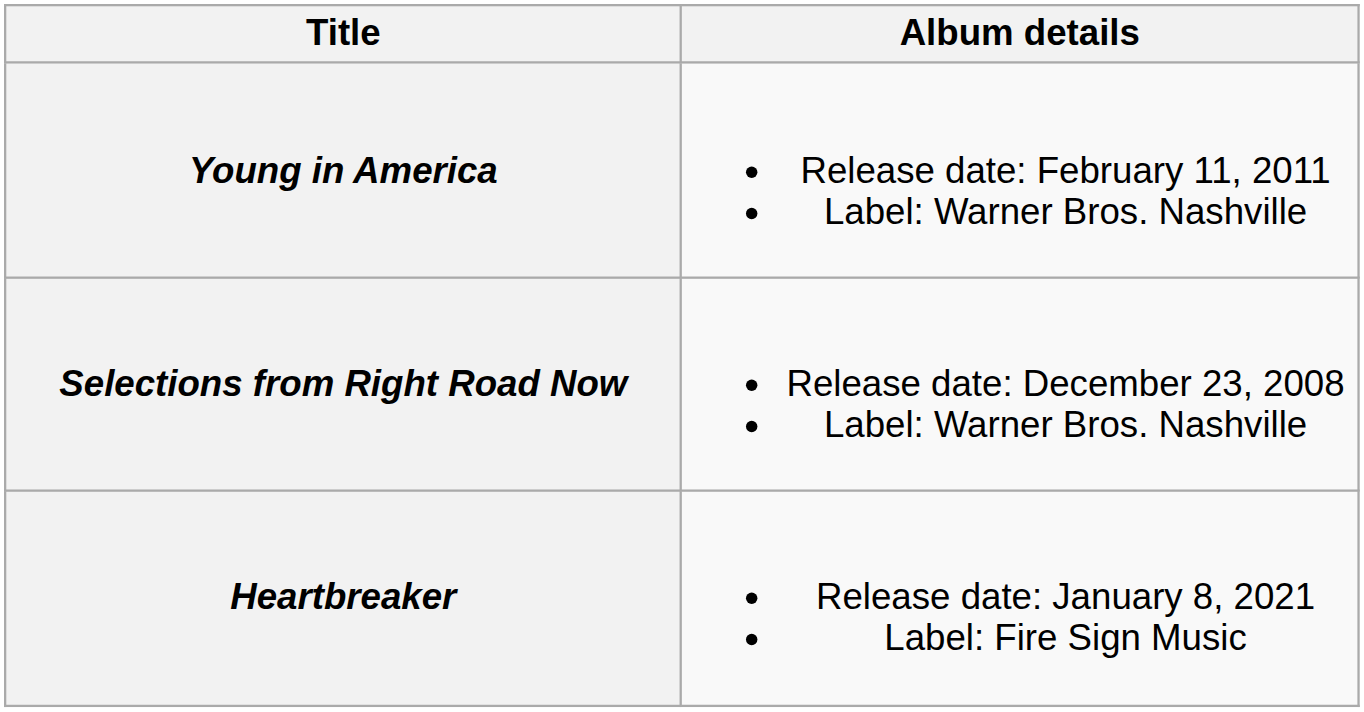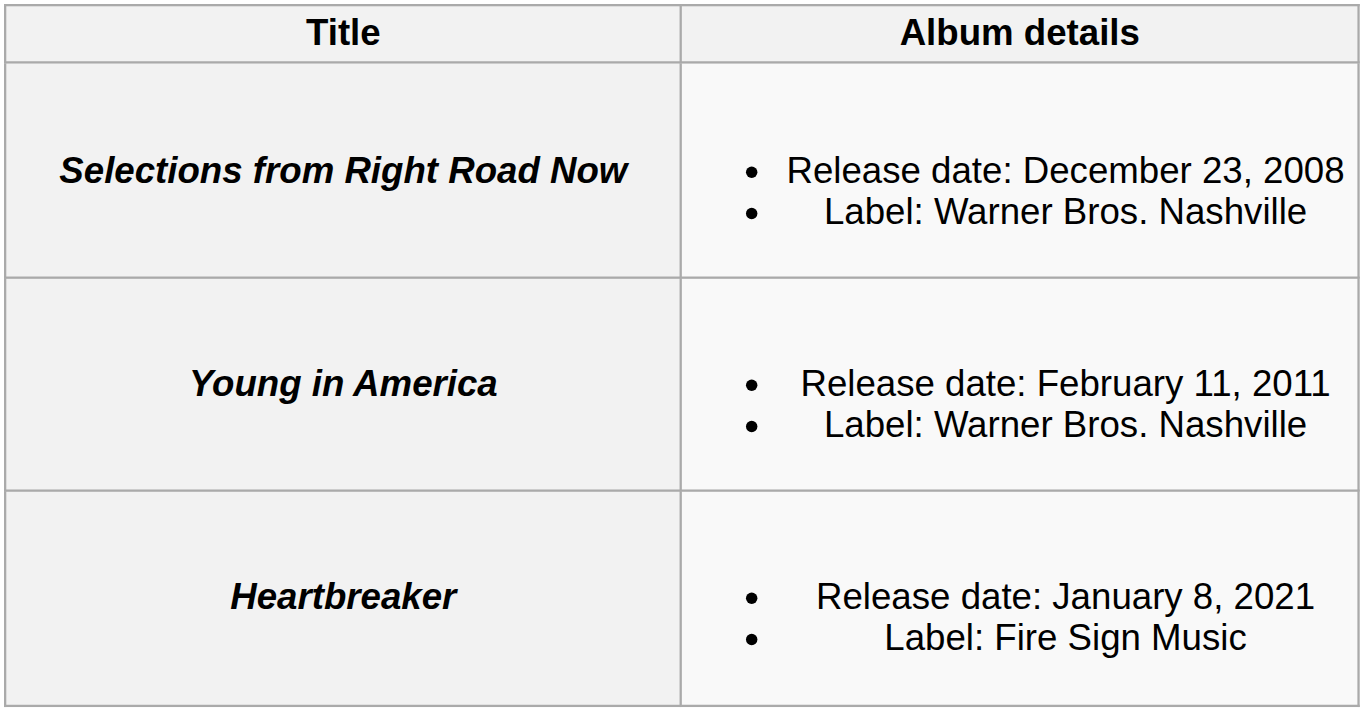rows swapped: (343, 383) <-> (343, 169)
